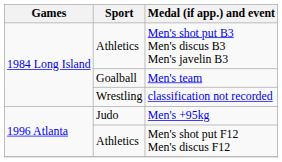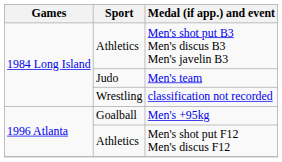(116, 78) Goalball -> (107, 78) Judo
(107, 115) Judo -> (116, 115) Goalball
